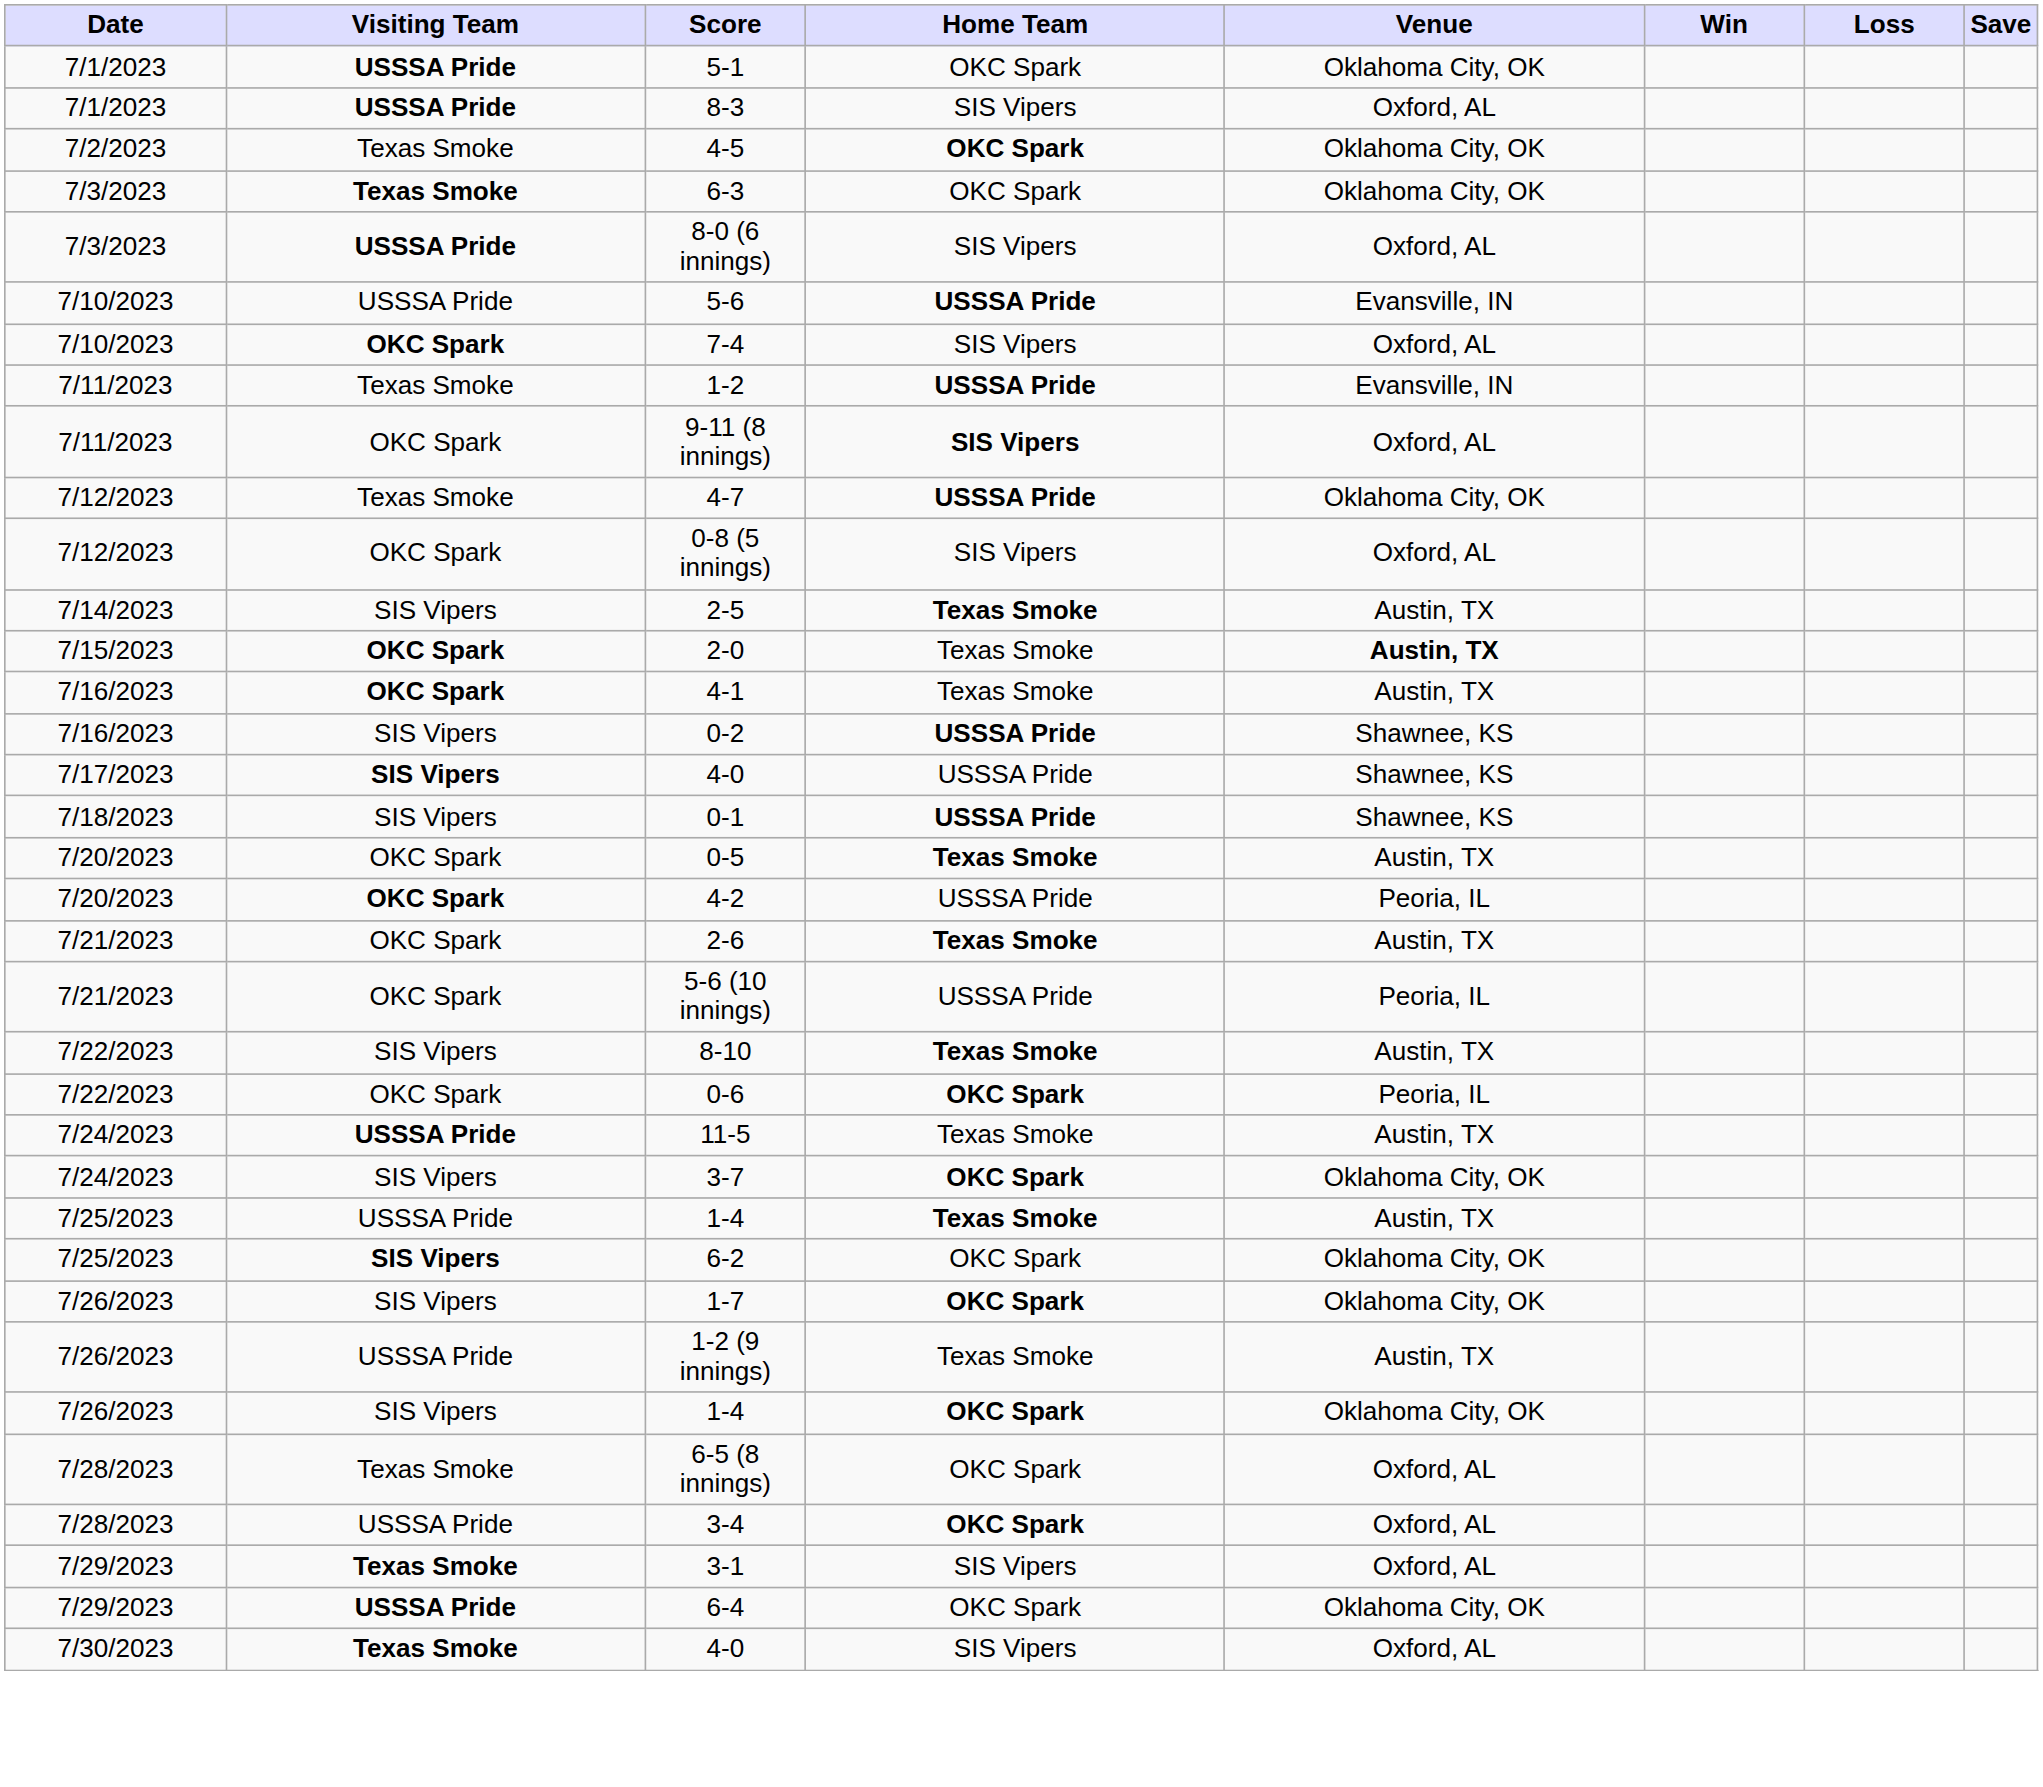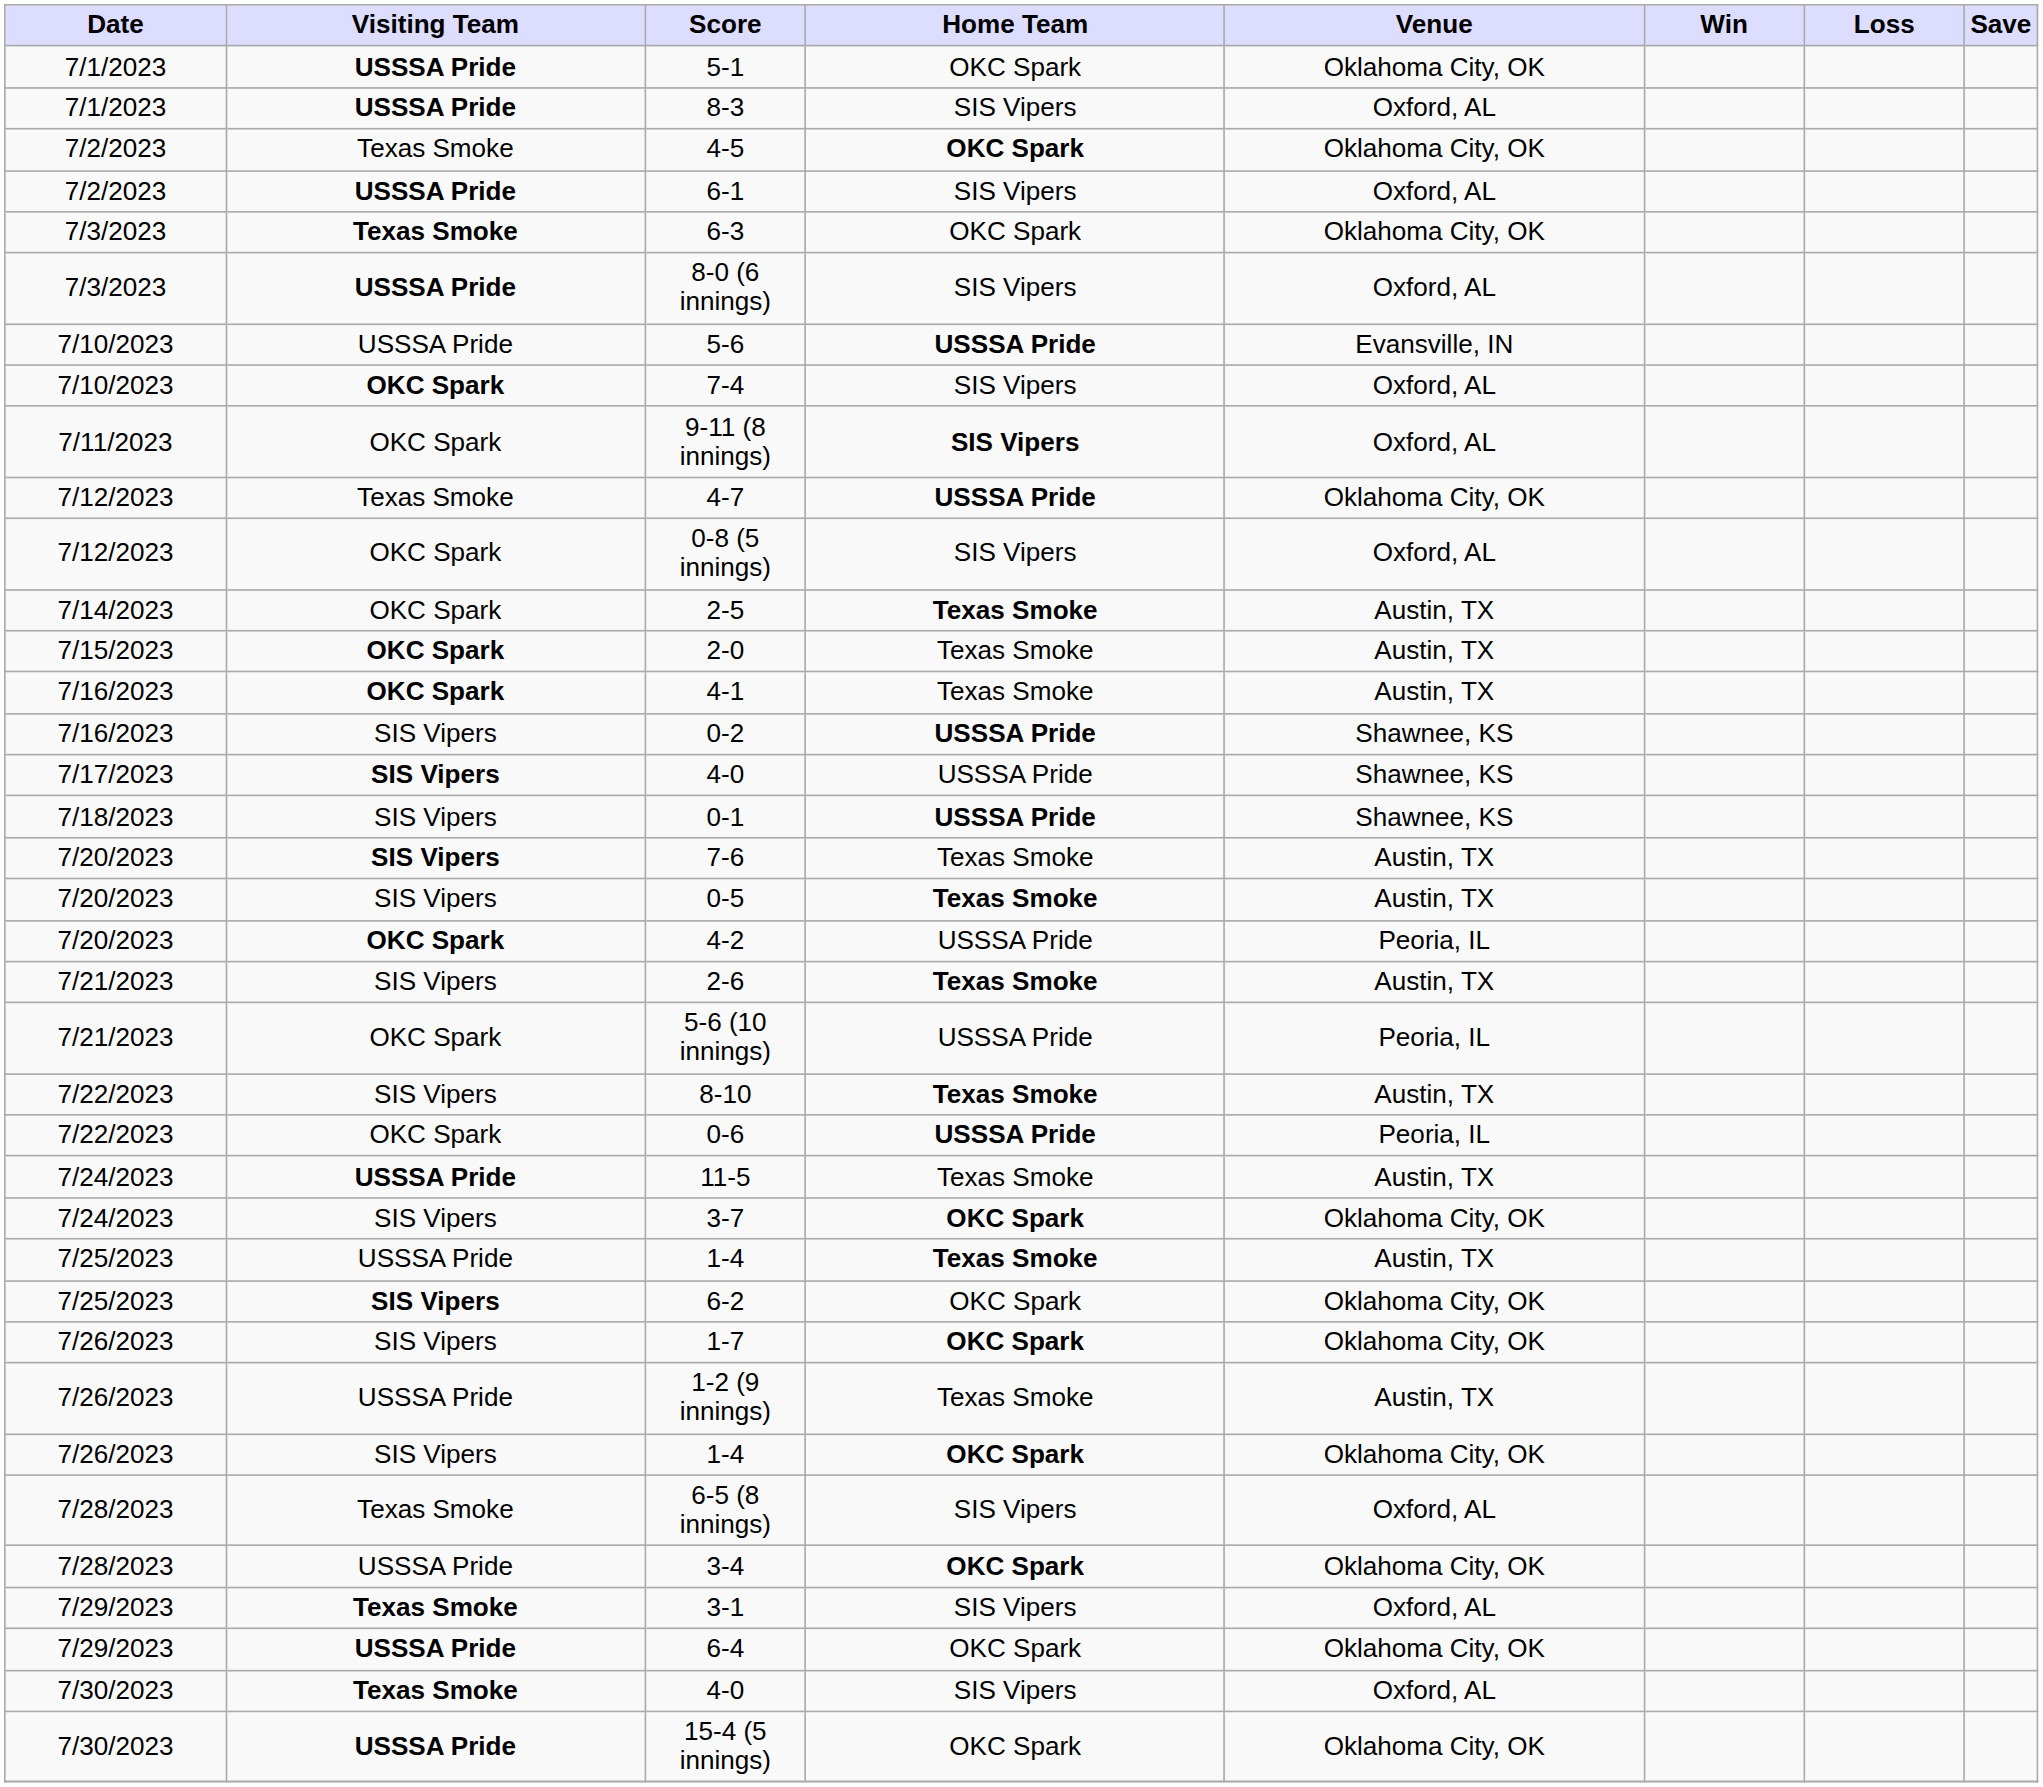+ row: (115, 190)
- row: (115, 385)
(435, 609) SIS Vipers -> (435, 609) OKC Spark
(1434, 650) bold -> (1434, 650) normal
+ row: (115, 857)
(435, 857) OKC Spark -> (435, 899) SIS Vipers
(435, 940) OKC Spark -> (435, 981) SIS Vipers
(1015, 1093) OKC Spark -> (1015, 1135) USSSA Pride
(1015, 1468) OKC Spark -> (1015, 1510) SIS Vipers
(1434, 1524) Oxford, AL -> (1434, 1566) Oklahoma City, OK
+ row: (115, 1746)
